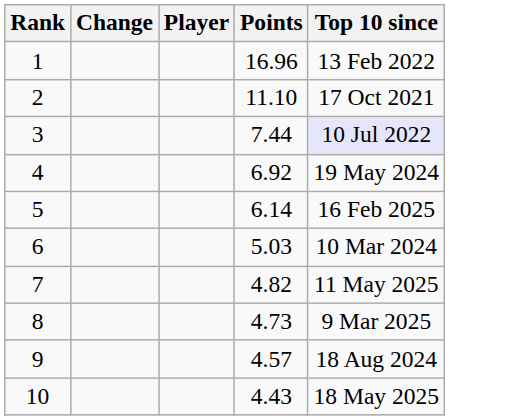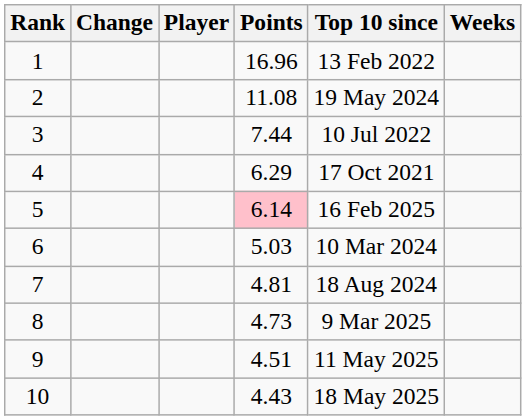+ column: (483, 23)
(271, 97) 11.10 -> (271, 97) 11.08
(376, 97) 17 Oct 2021 -> (376, 97) 19 May 2024
(376, 135) lavender background -> (376, 135) no background
(271, 172) 6.92 -> (271, 172) 6.29
(376, 172) 19 May 2024 -> (376, 172) 17 Oct 2021
(271, 209) no background -> (271, 209) pink background
(271, 284) 4.82 -> (271, 284) 4.81
(376, 284) 11 May 2025 -> (376, 284) 18 Aug 2024
(271, 358) 4.57 -> (271, 358) 4.51
(376, 358) 18 Aug 2024 -> (376, 358) 11 May 2025
